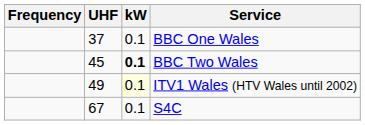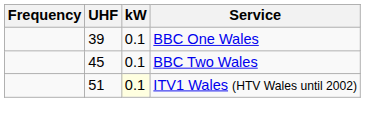(96, 39) 37 -> (96, 39) 39
(135, 62) bold -> (135, 62) normal
(96, 85) 49 -> (96, 85) 51
- row: (168, 108)
